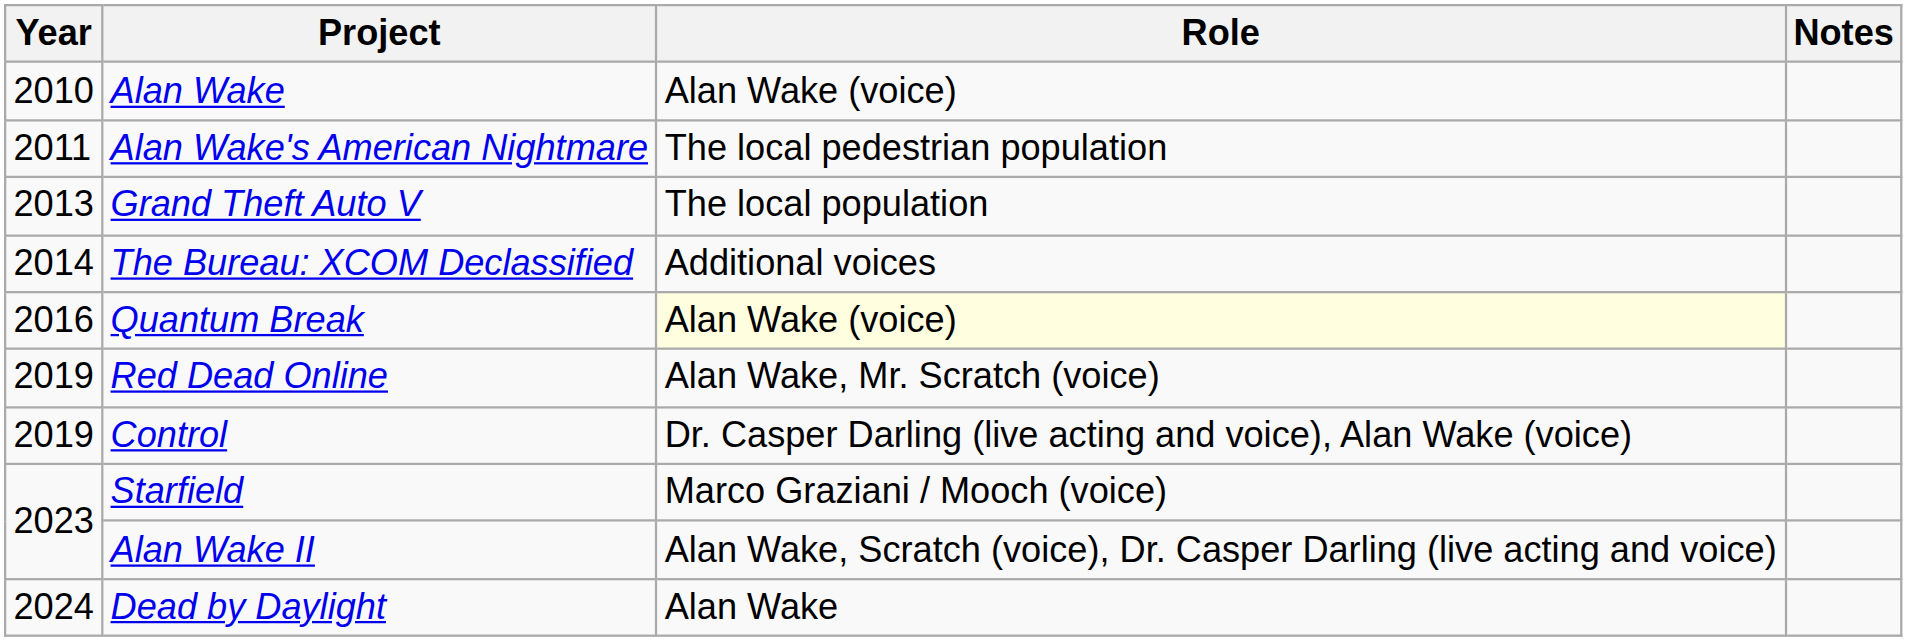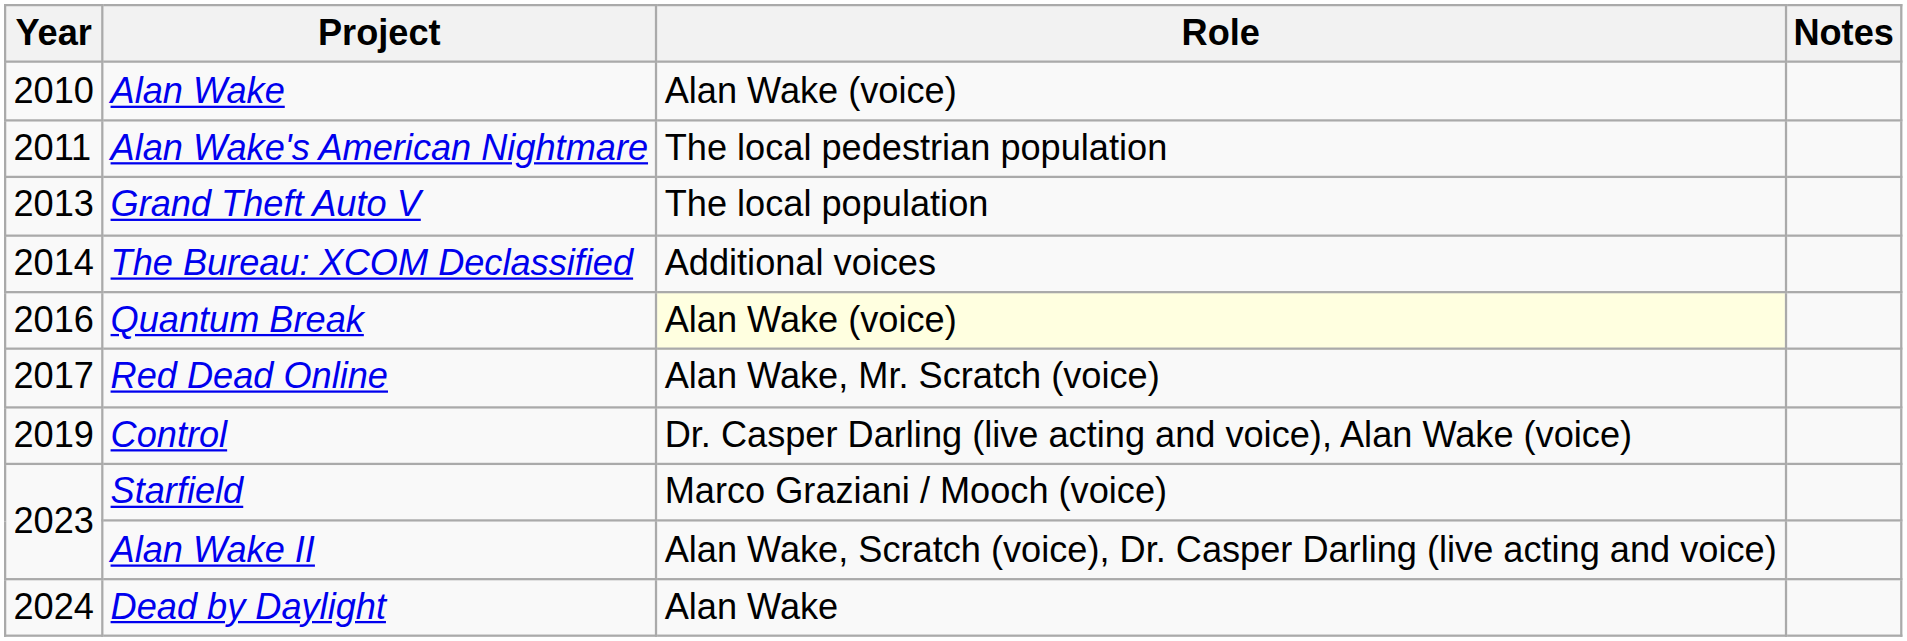(54, 377) 2019 -> (54, 377) 2017
